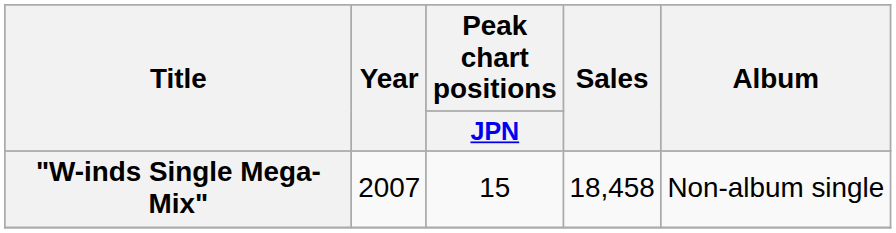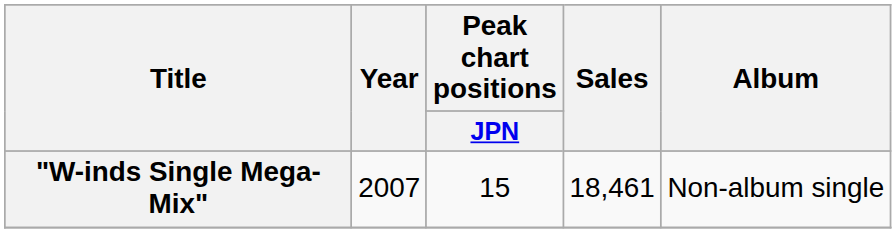(612, 188) 18,458 -> (612, 188) 18,461
